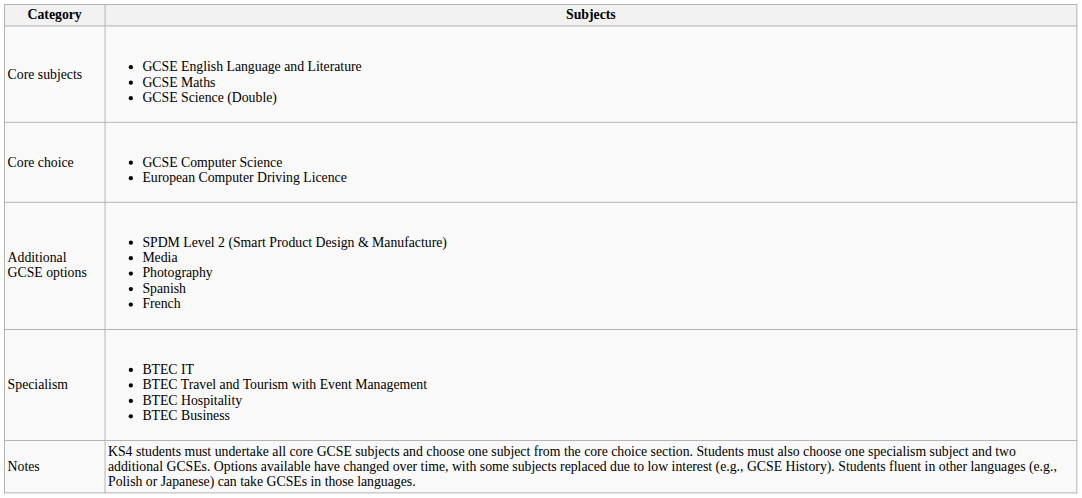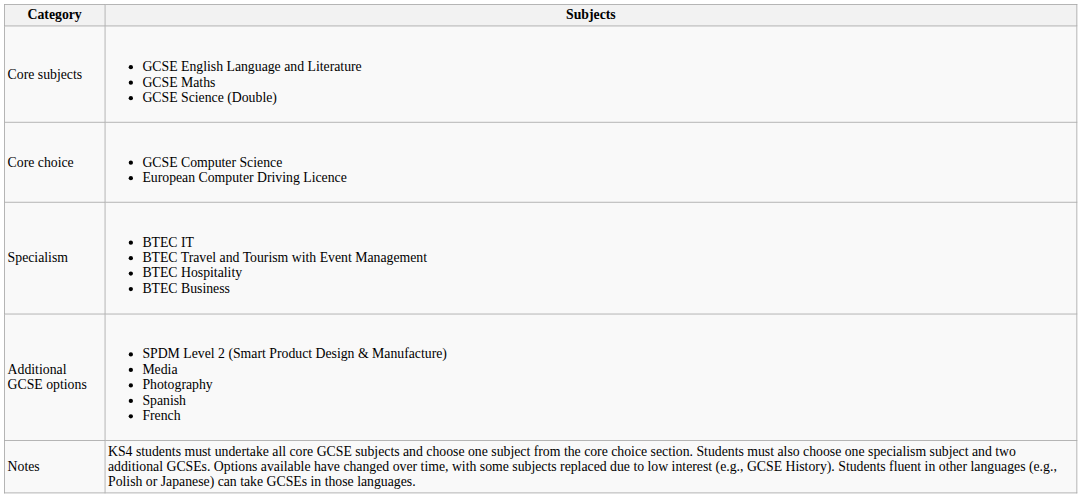rows swapped: (38, 384) <-> (47, 265)
